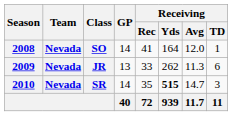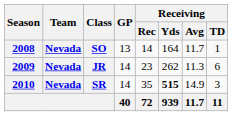(125, 48) 14 -> (125, 48) 13
(147, 48) 41 -> (147, 48) 14
(195, 48) 12.0 -> (195, 48) 11.7
(125, 66) 13 -> (125, 66) 14
(147, 66) 33 -> (147, 66) 23
(195, 84) 14.7 -> (195, 84) 14.9
